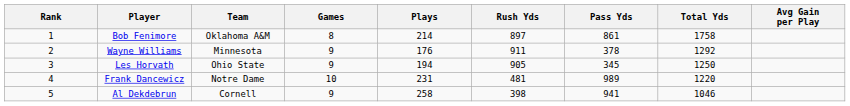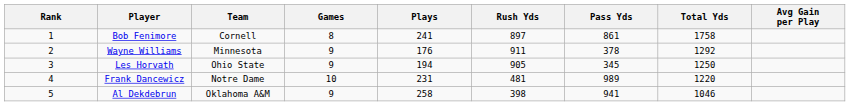(238, 36) Oklahoma A&M -> (238, 36) Cornell
(425, 36) 214 -> (425, 36) 241
(238, 94) Cornell -> (238, 94) Oklahoma A&M
